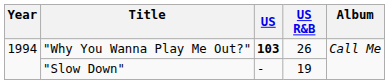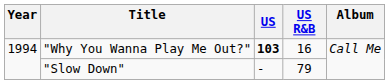(304, 49) 26 -> (304, 49) 16
(304, 69) 19 -> (304, 69) 79
